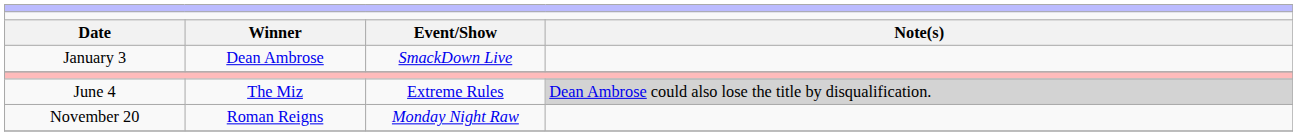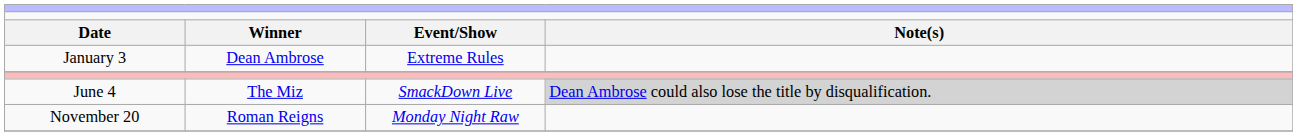(455, 58) SmackDown Live -> (455, 58) Extreme Rules
(455, 91) Extreme Rules -> (455, 91) SmackDown Live
